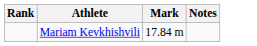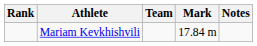+ column: (159, 13)
